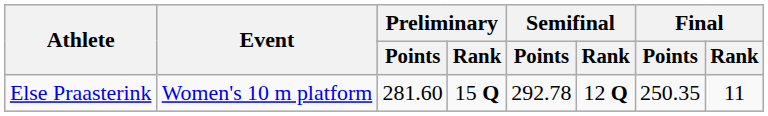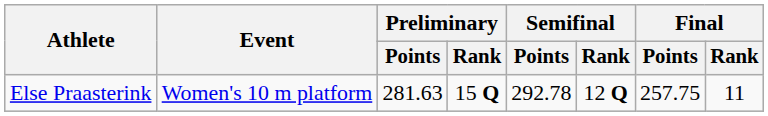(413, 93) 281.60 -> (413, 93) 281.63
(670, 93) 250.35 -> (670, 93) 257.75
